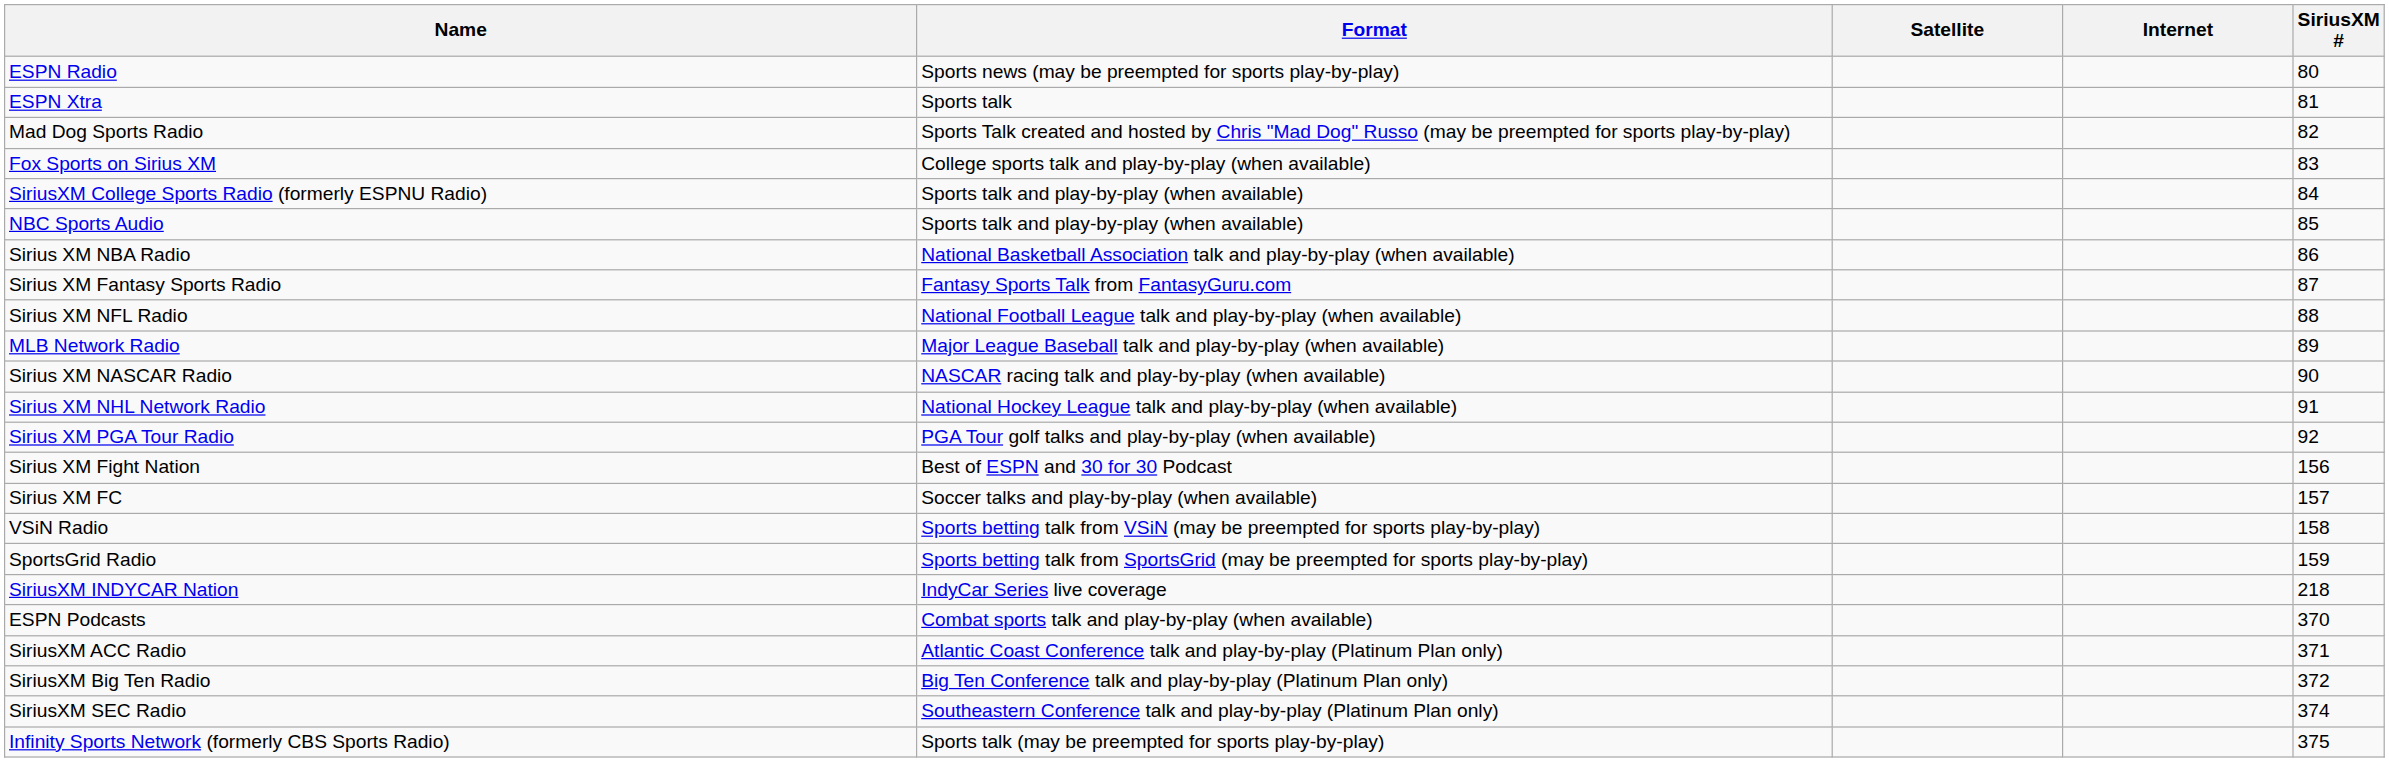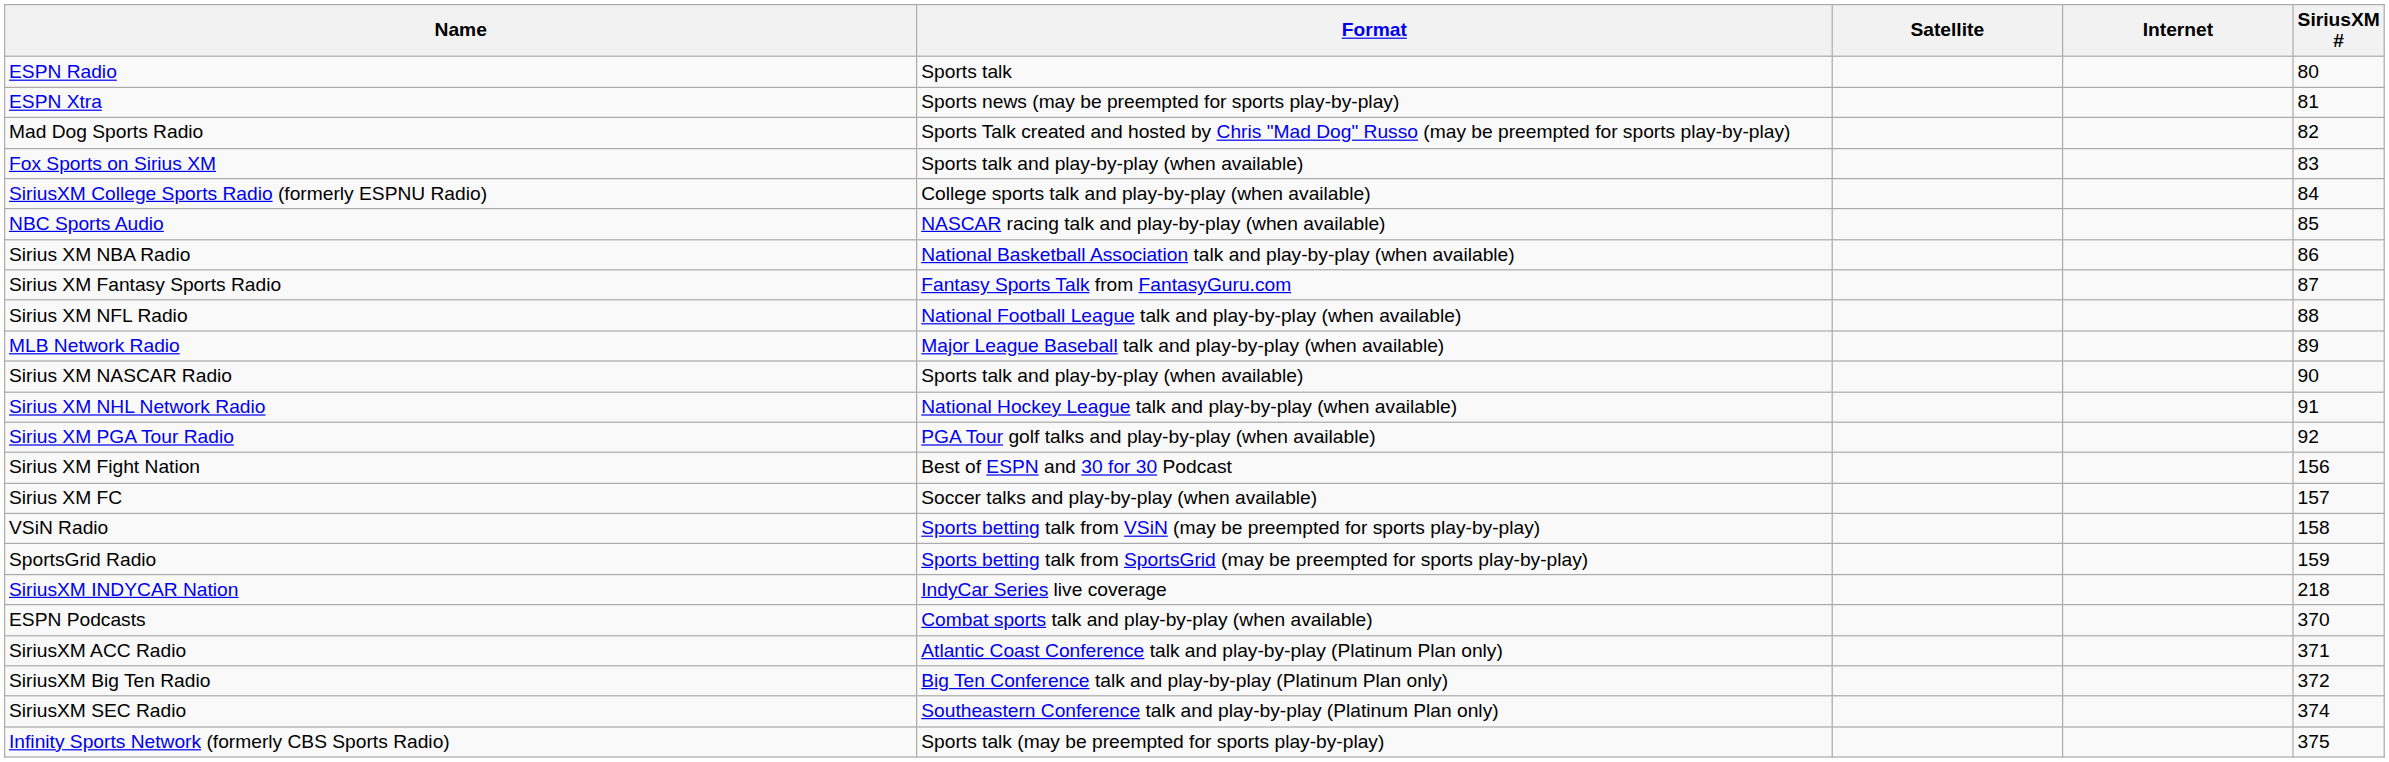(1160, 71) Sports news (may be preempted for sports play-by-play) -> (967, 71) Sports talk
(967, 102) Sports talk -> (1160, 102) Sports news (may be preempted for sports play-by-play)
(1146, 163) College sports talk and play-by-play (when available) -> (1112, 163) Sports talk and play-by-play (when available)
(1112, 193) Sports talk and play-by-play (when available) -> (1146, 193) College sports talk and play-by-play (when available)
(1112, 224) Sports talk and play-by-play (when available) -> (1153, 224) NASCAR racing talk and play-by-play (when available)
(1153, 376) NASCAR racing talk and play-by-play (when available) -> (1112, 376) Sports talk and play-by-play (when available)
